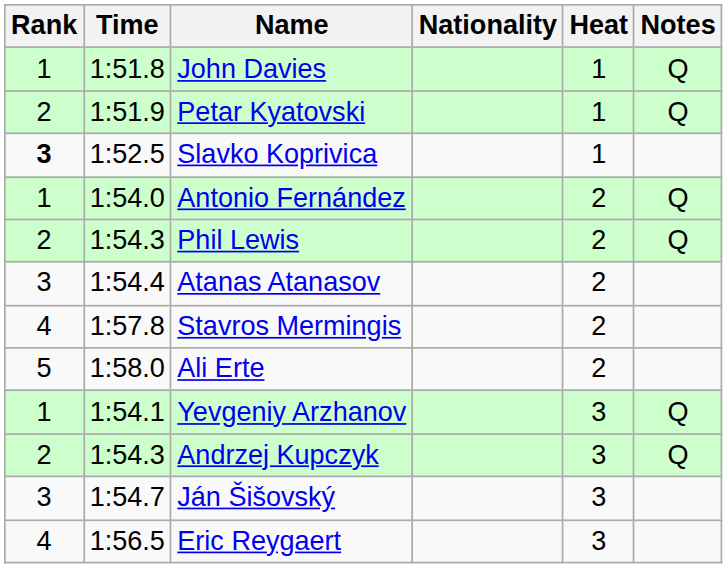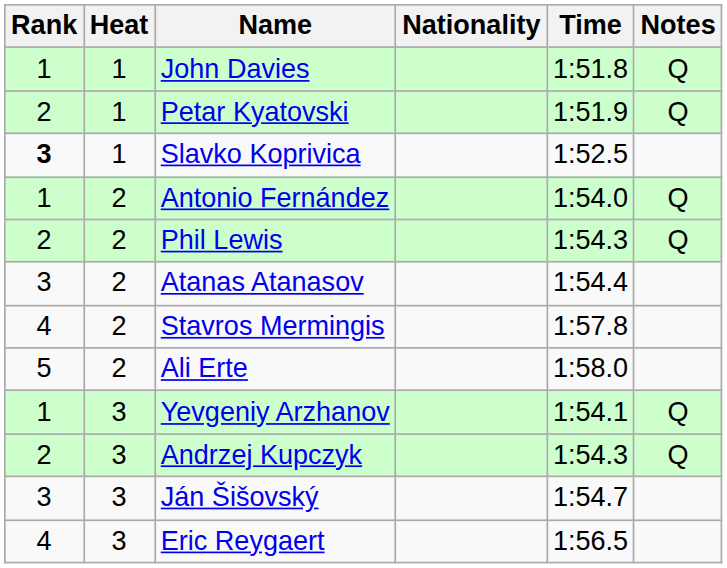columns swapped: (599, 25) <-> (127, 25)
